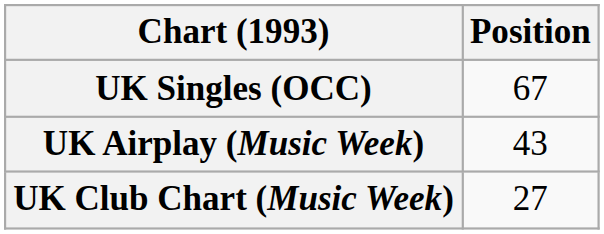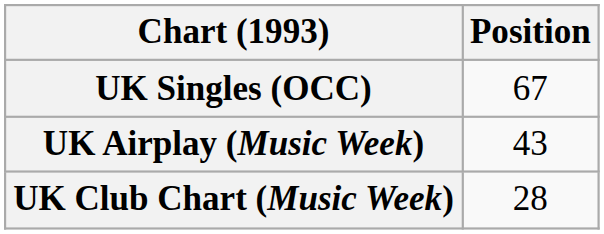(530, 198) 27 -> (530, 198) 28
